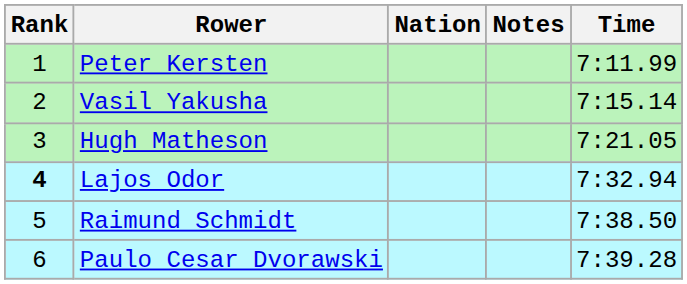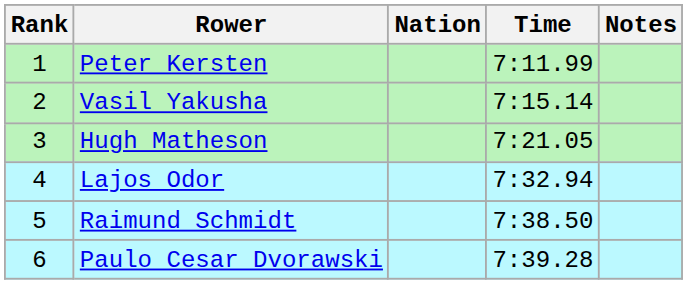columns swapped: (627, 25) <-> (529, 25)
(40, 181) bold -> (40, 181) normal
